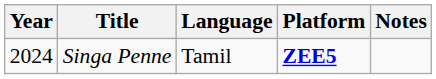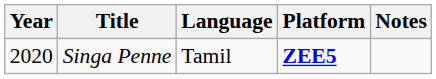(31, 55) 2024 -> (31, 55) 2020
